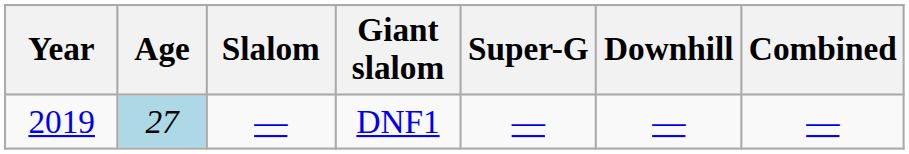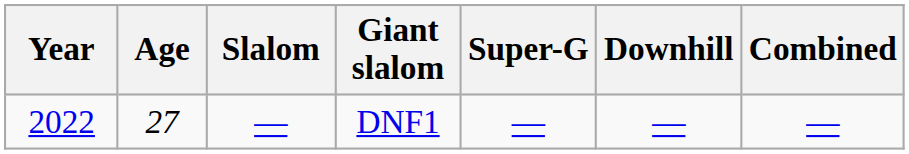(62, 121) 2019 -> (62, 121) 2022
(162, 121) lightblue background -> (162, 121) no background
